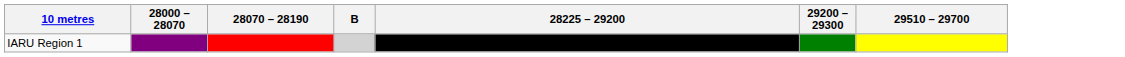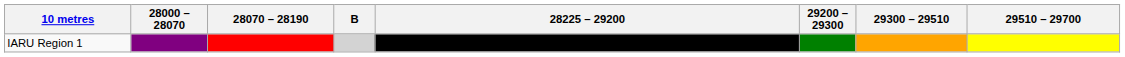+ column: (912, 20)
